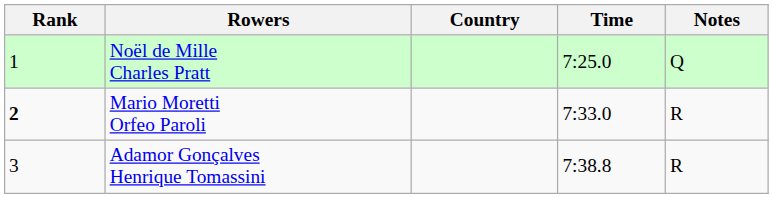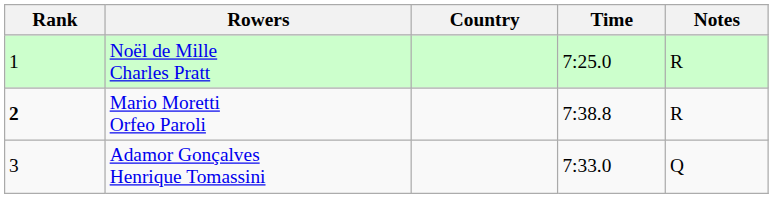(677, 61) Q -> (676, 61) R
(587, 113) 7:33.0 -> (587, 113) 7:38.8
(587, 166) 7:38.8 -> (587, 166) 7:33.0
(676, 166) R -> (677, 166) Q
